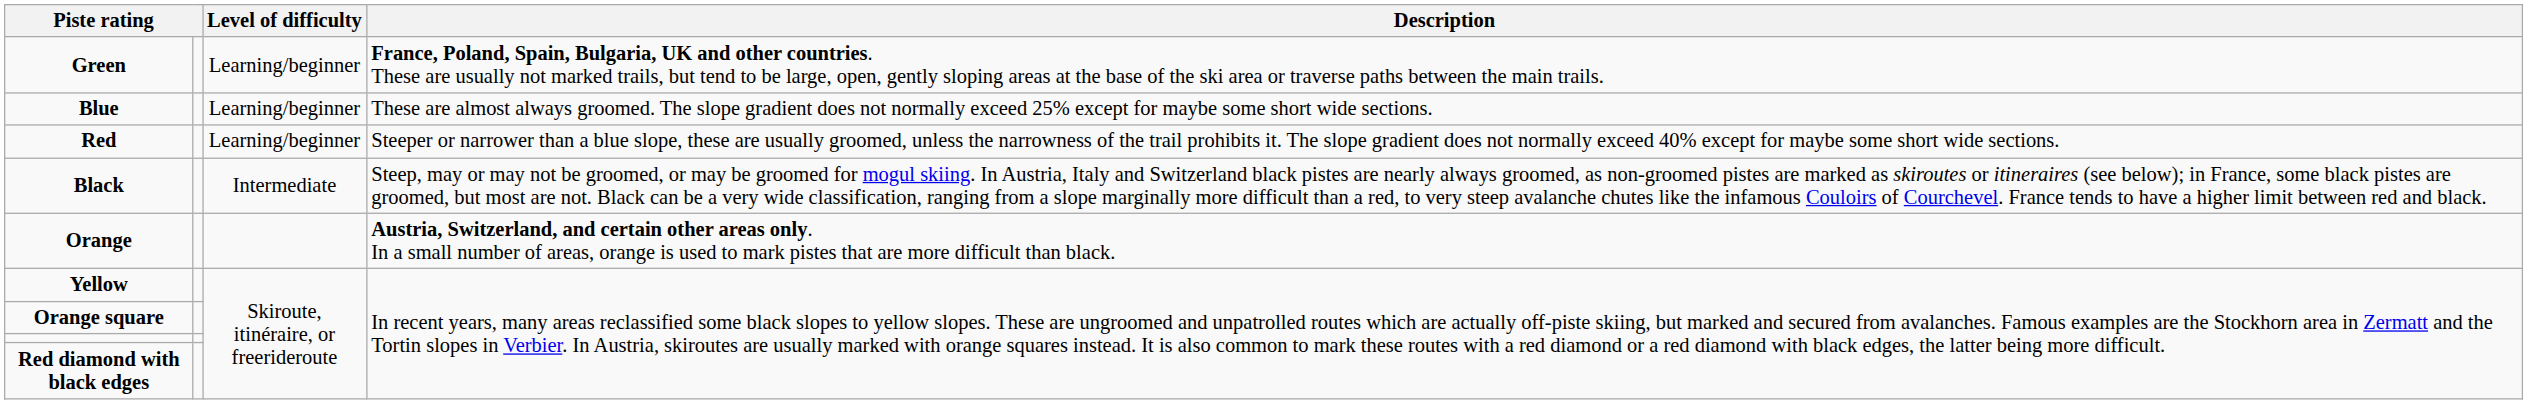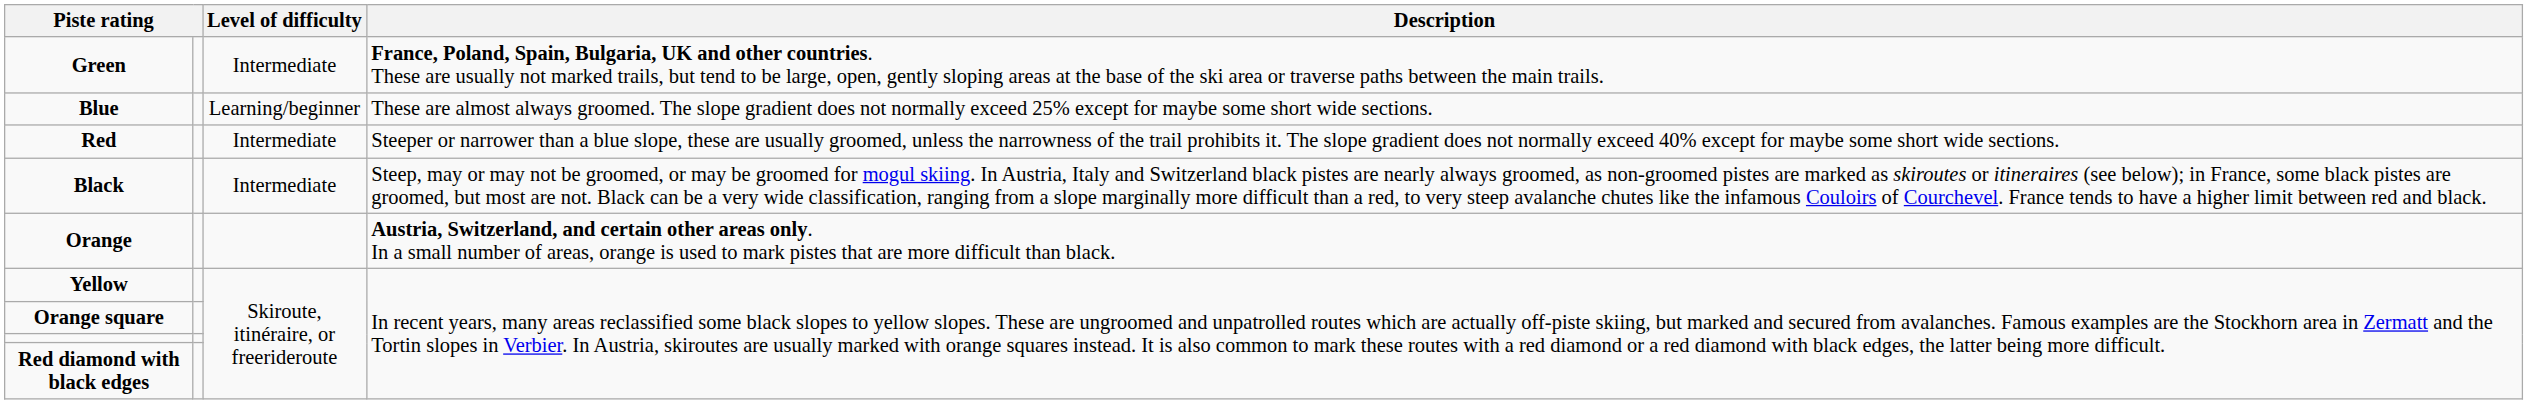(284, 64) Learning/beginner -> (284, 64) Intermediate
(284, 141) Learning/beginner -> (284, 141) Intermediate
